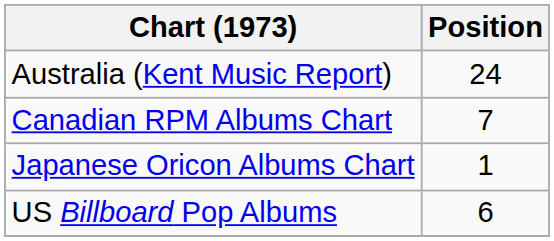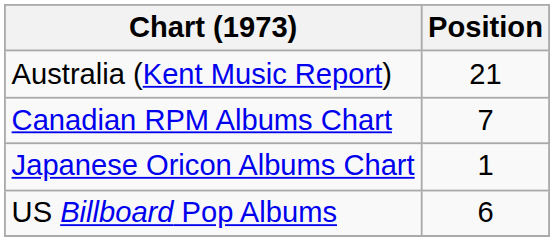(486, 73) 24 -> (486, 73) 21
